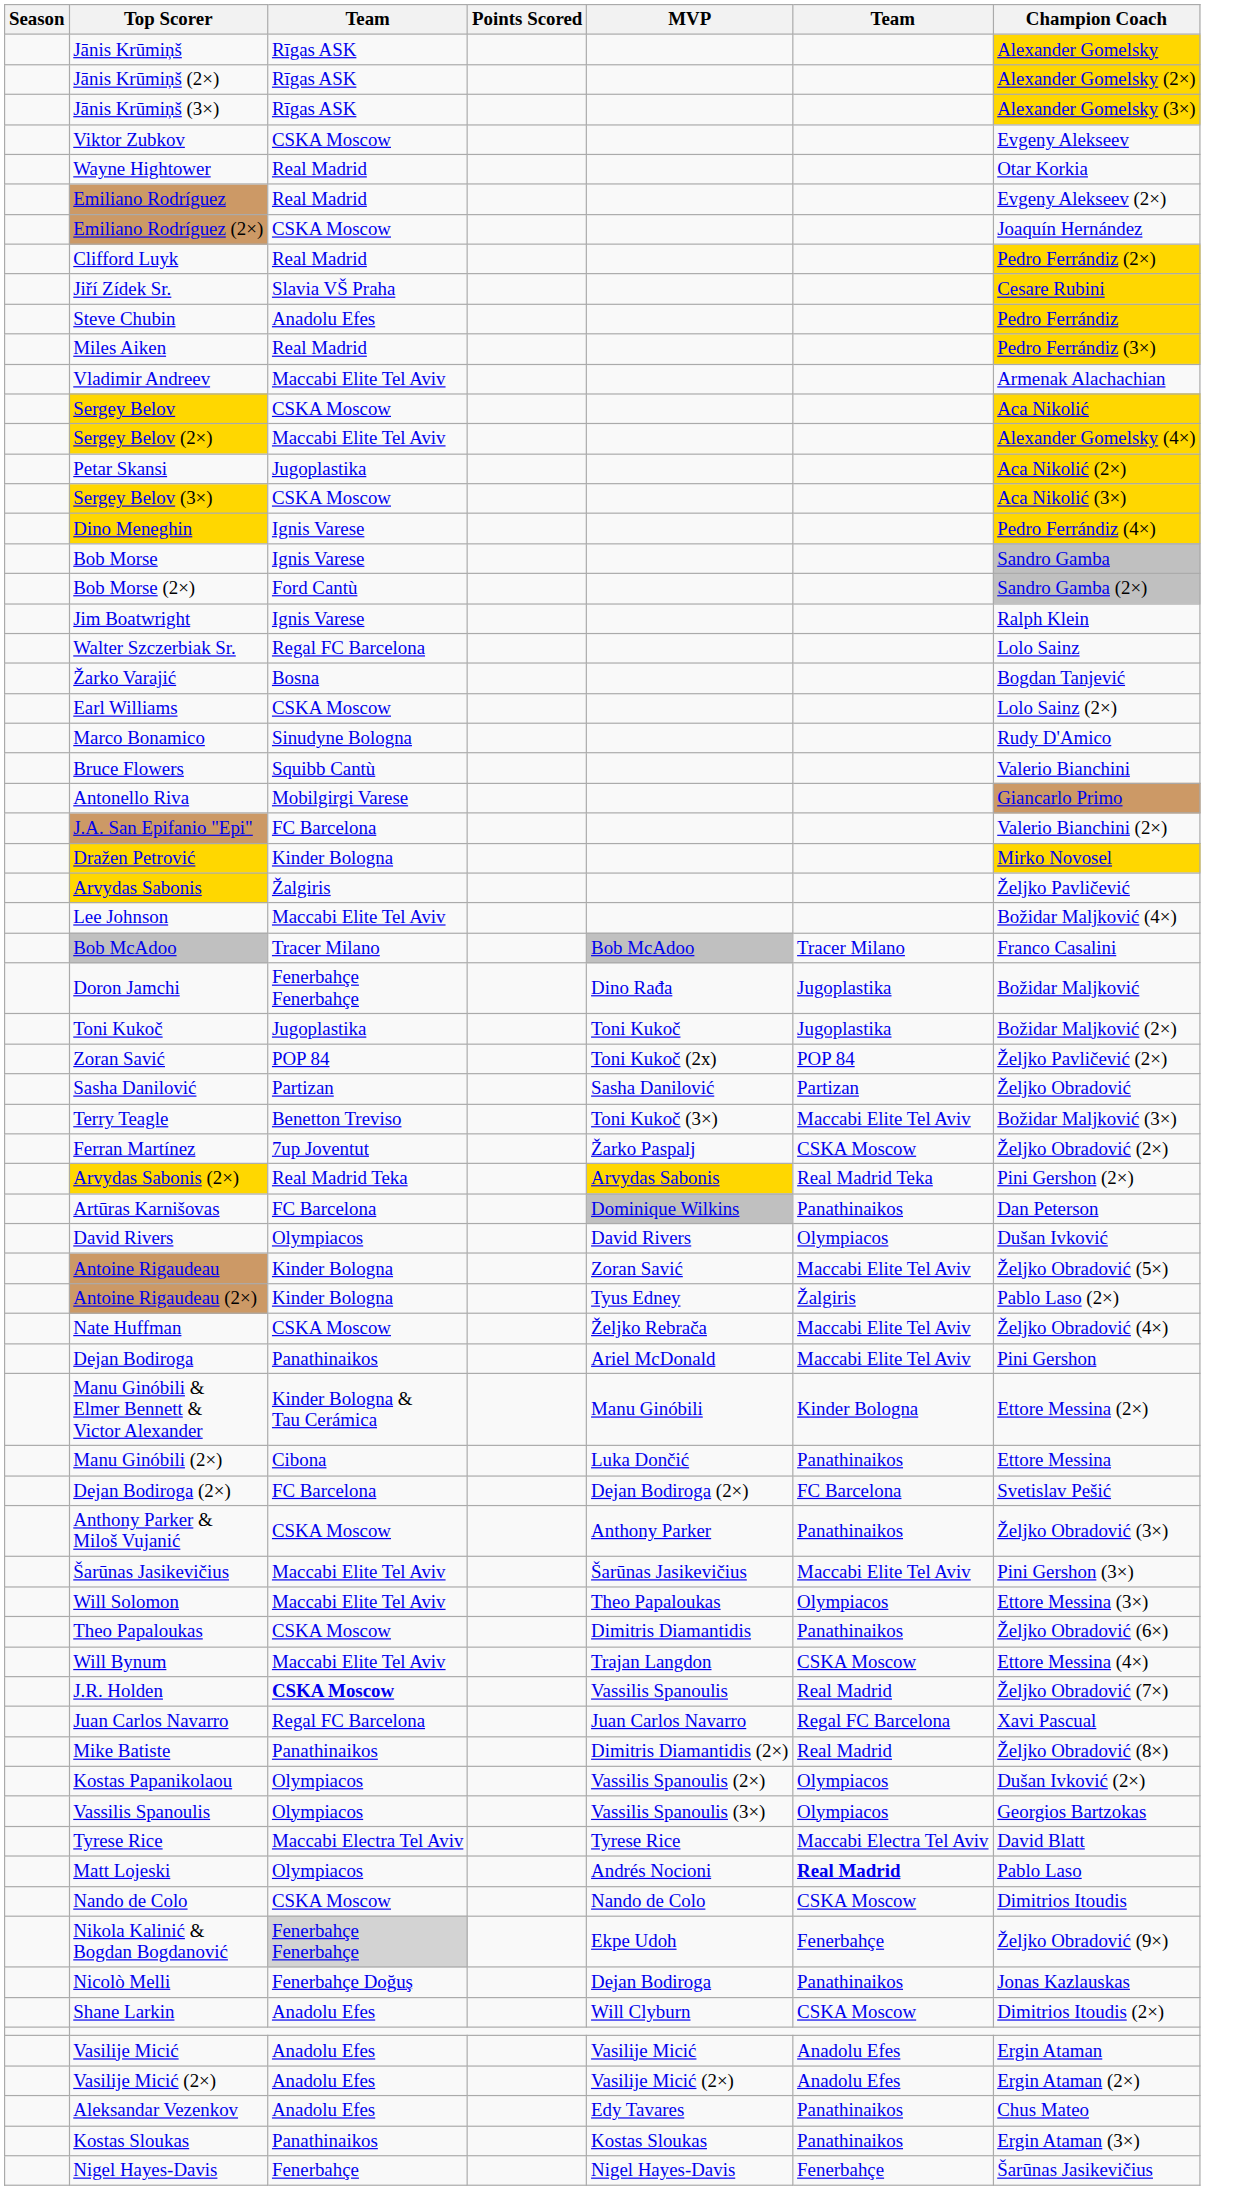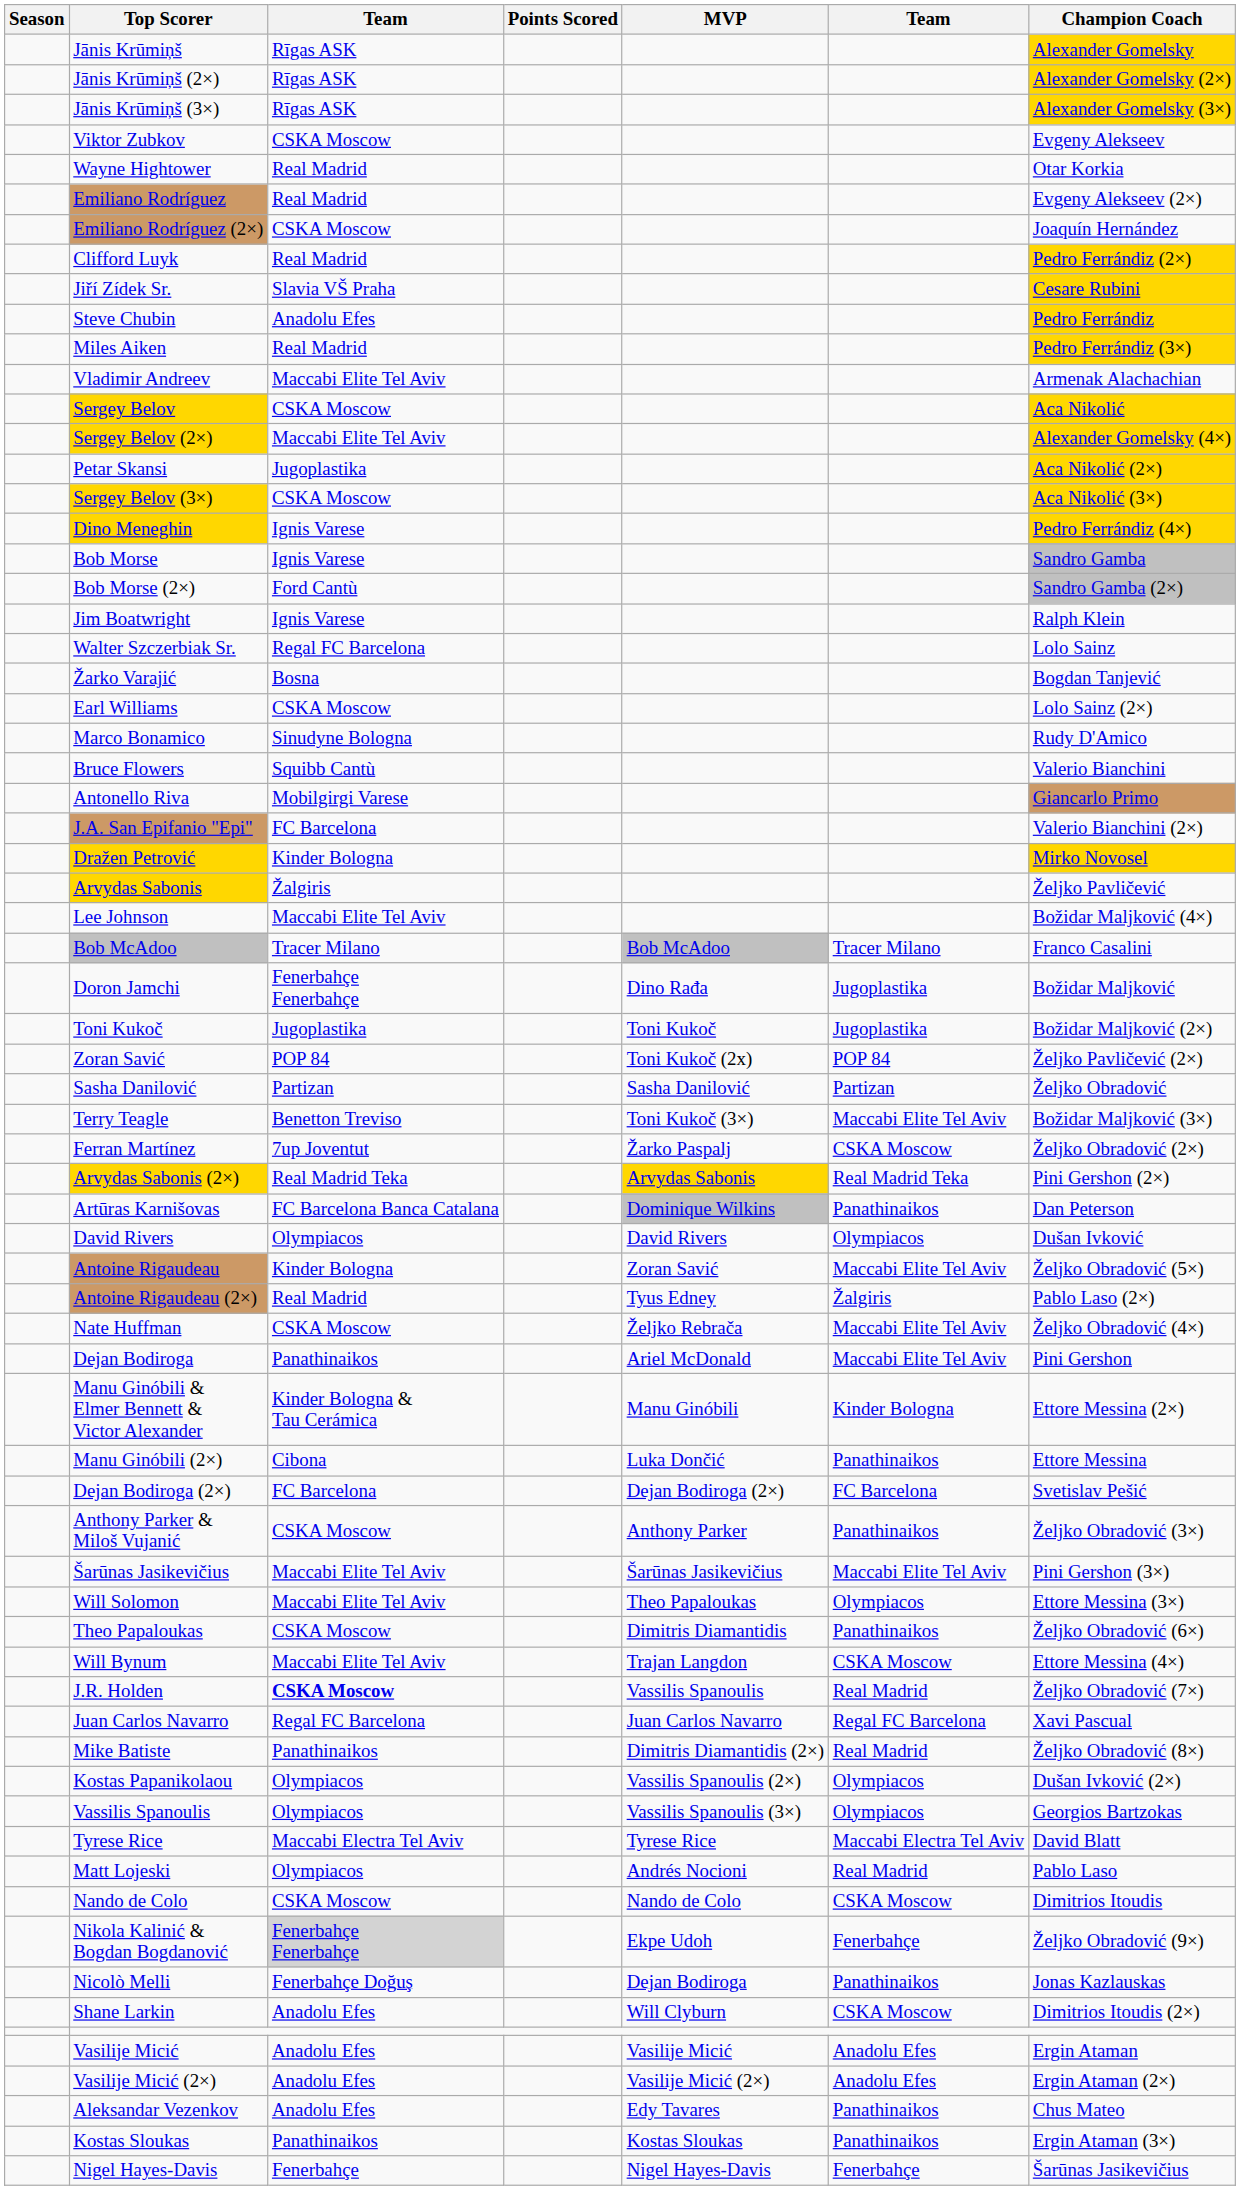(324, 1208) FC Barcelona -> (385, 1208) FC Barcelona Banca Catalana
(333, 1298) Kinder Bologna -> (319, 1298) Real Madrid
(849, 1871) bold -> (880, 1871) normal
